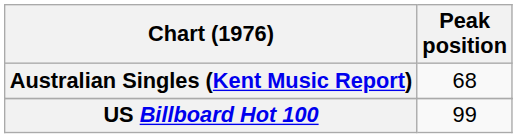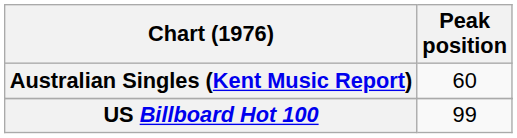(465, 80) 68 -> (465, 80) 60
